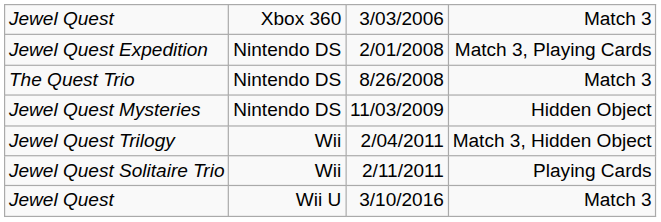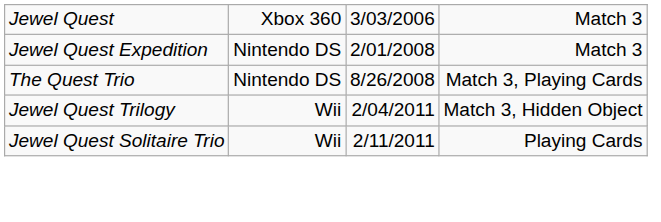(553, 49) Match 3, Playing Cards -> (609, 49) Match 3
(618, 79) Match 3 -> (544, 79) Match 3, Playing Cards
- row: (105, 110)
- row: (61, 200)
